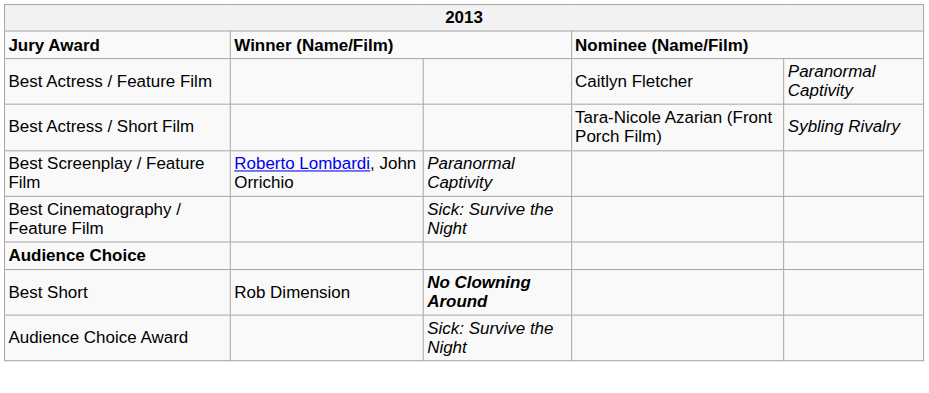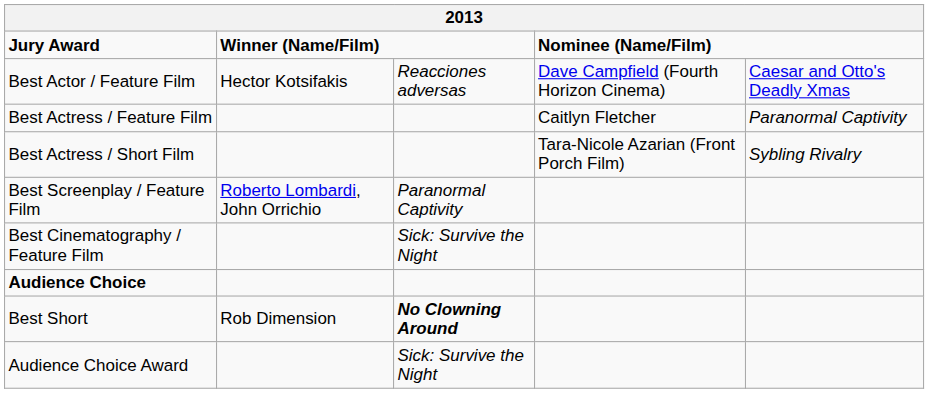+ row: (102, 81)
